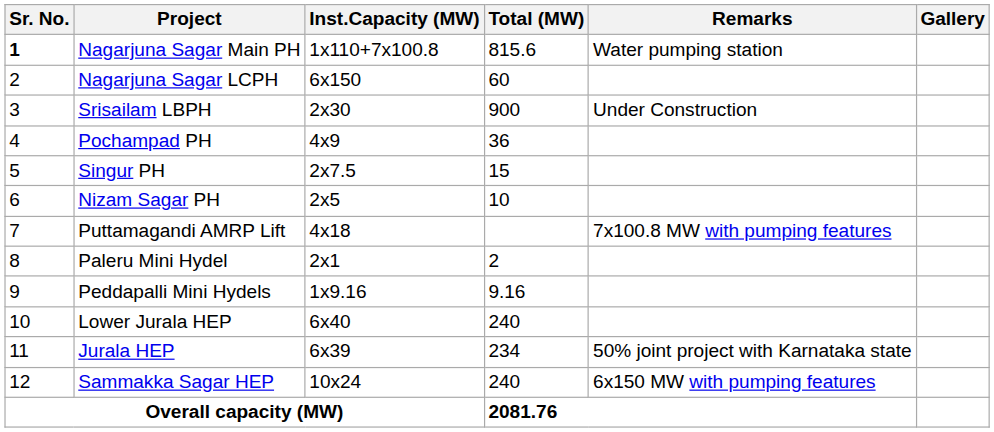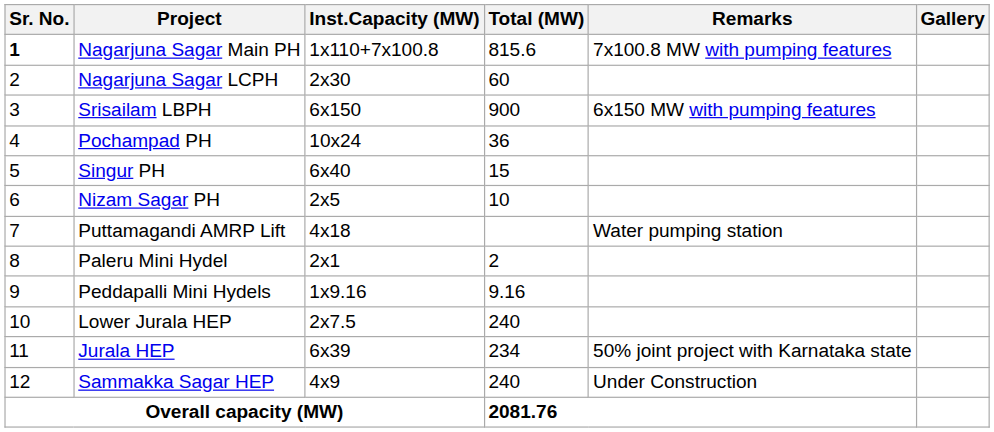(688, 49) Water pumping station -> (742, 49) 7x100.8 MW with pumping features
(335, 79) 6x150 -> (330, 79) 2x30
(330, 110) 2x30 -> (335, 110) 6x150
(675, 110) Under Construction -> (734, 110) 6x150 MW with pumping features
(325, 140) 4x9 -> (335, 140) 10x24
(333, 170) 2x7.5 -> (330, 170) 6x40
(742, 230) 7x100.8 MW with pumping features -> (688, 230) Water pumping station
(330, 321) 6x40 -> (333, 321) 2x7.5
(335, 381) 10x24 -> (325, 381) 4x9
(734, 381) 6x150 MW with pumping features -> (675, 381) Under Construction
